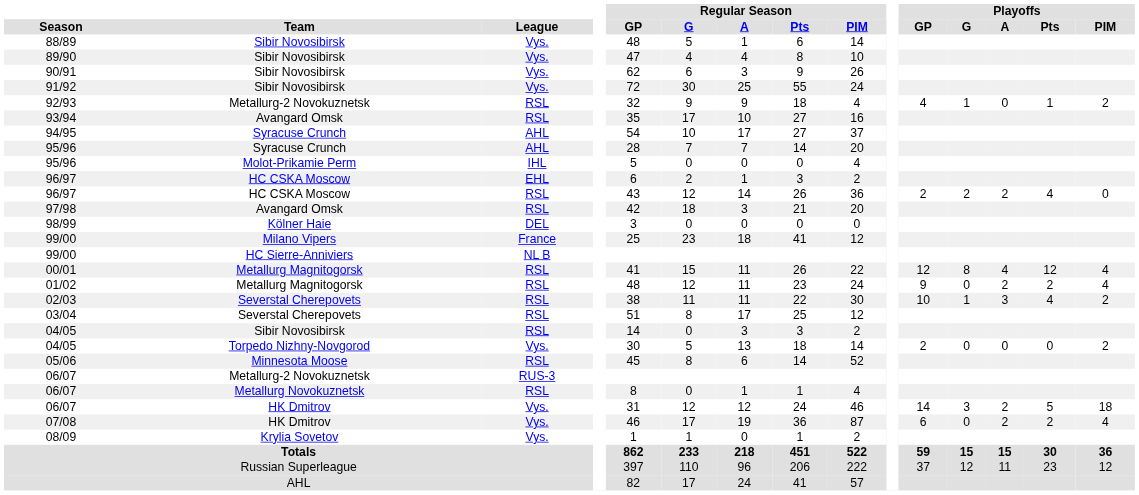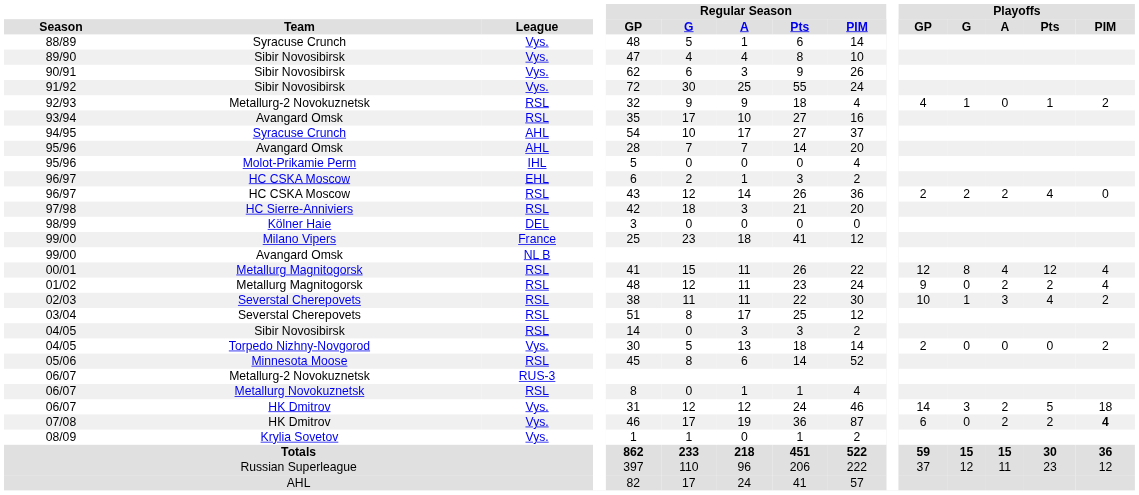(299, 42) Sibir Novosibirsk -> (299, 42) Syracuse Crunch
(299, 148) Syracuse Crunch -> (299, 148) Avangard Omsk
(299, 209) Avangard Omsk -> (299, 209) HC Sierre-Anniviers
(299, 254) HC Sierre-Anniviers -> (299, 254) Avangard Omsk
(1105, 422) normal -> (1105, 422) bold
